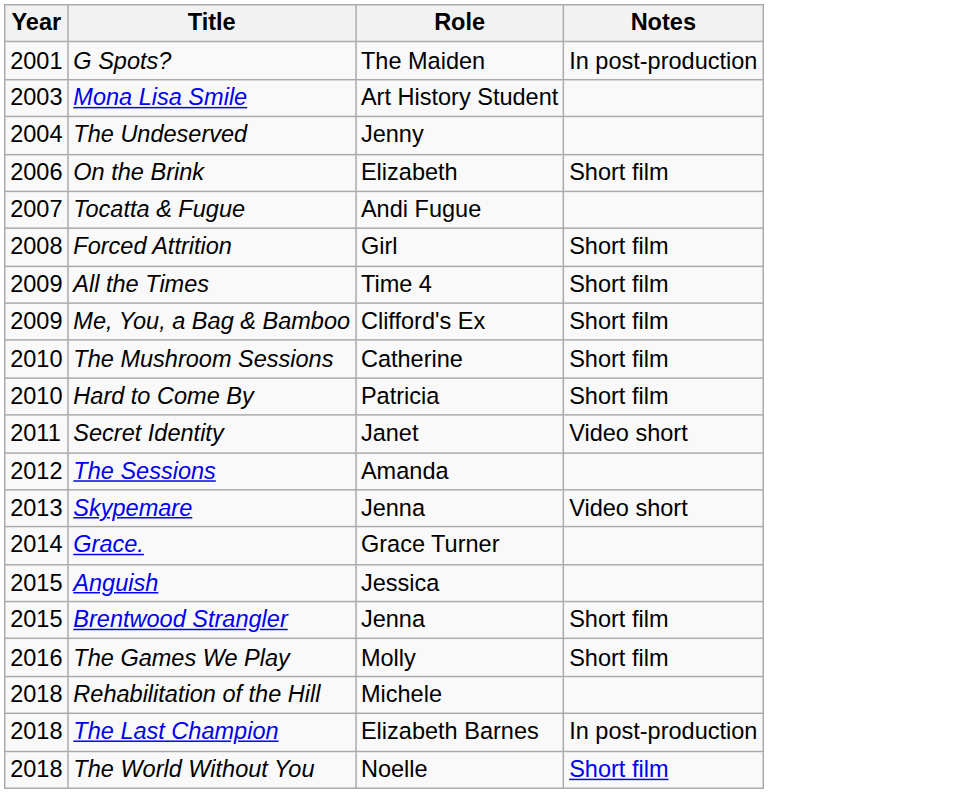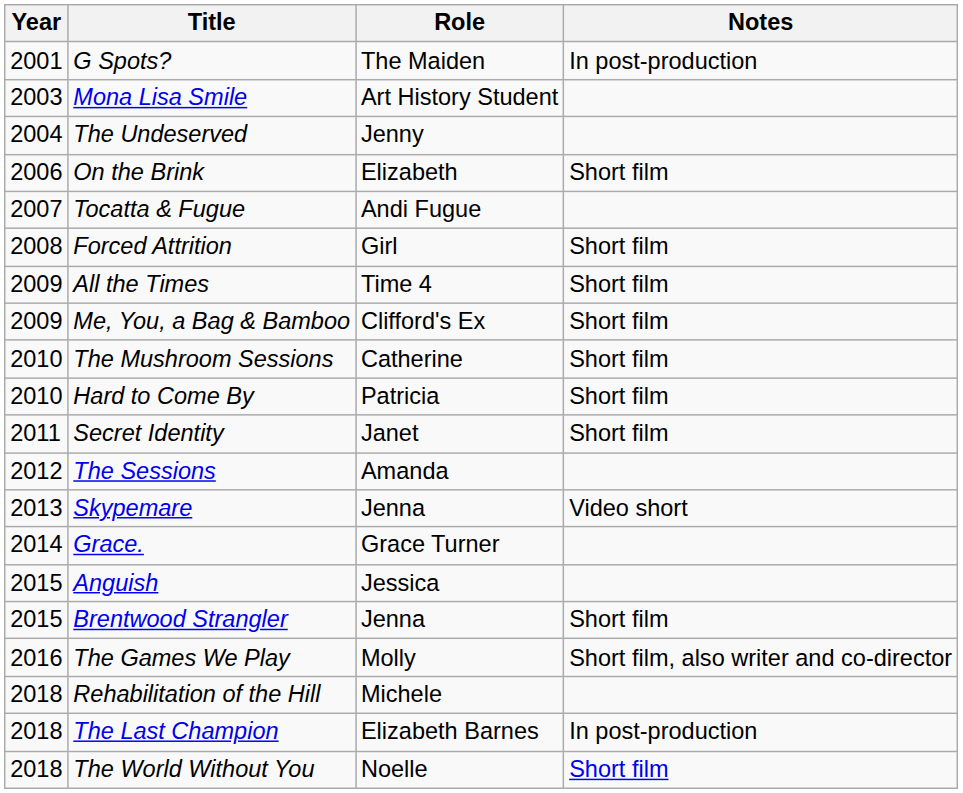(628, 433) Video short -> (619, 433) Short film
(619, 657) Short film -> (761, 657) Short film, also writer and co-director
